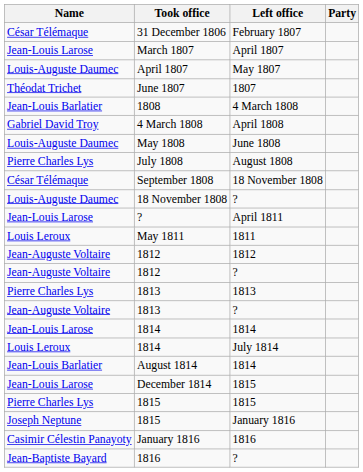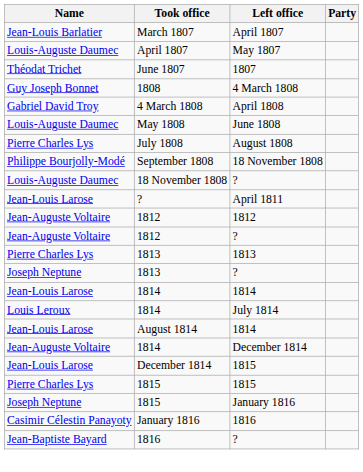- row: (181, 32)
(50, 50) Jean-Louis Larose -> (55, 32) Jean-Louis Barlatier
(55, 106) Jean-Louis Barlatier -> (53, 87) Guy Joseph Bonnet
(48, 180) César Télémaque -> (66, 161) Philippe Bourjolly-Modé
- row: (161, 236)
(59, 310) Jean-Auguste Voltaire -> (44, 273) Joseph Neptune
(55, 365) Jean-Louis Barlatier -> (50, 328) Jean-Louis Larose
+ row: (149, 347)
